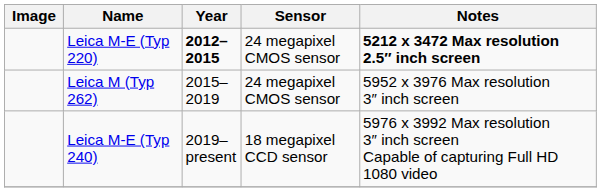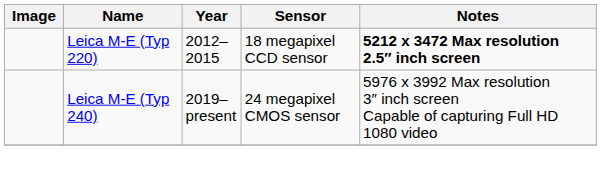(207, 49) bold -> (207, 49) normal
(292, 49) 24 megapixel CMOS sensor -> (290, 49) 18 megapixel CCD sensor
- row: (111, 90)
(290, 148) 18 megapixel CCD sensor -> (292, 107) 24 megapixel CMOS sensor
